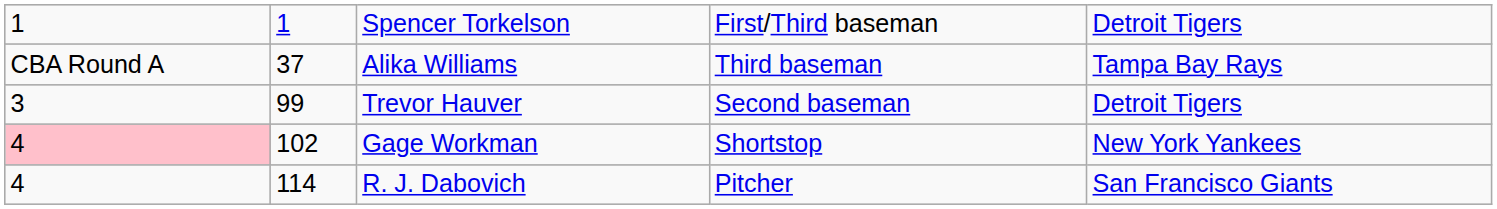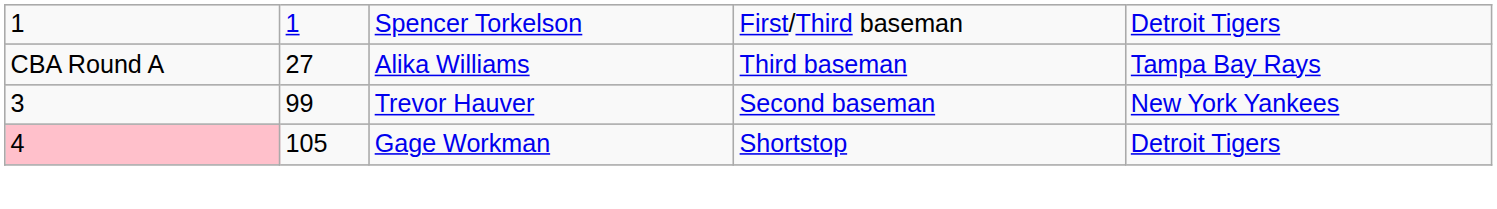(290, 64) 37 -> (300, 64) 27
(1167, 104) Detroit Tigers -> (1235, 104) New York Yankees
(297, 143) 102 -> (307, 143) 105
(1197, 143) New York Yankees -> (1206, 143) Detroit Tigers
- row: (444, 183)
